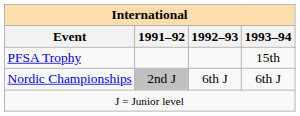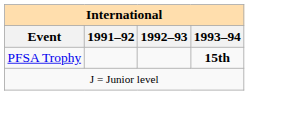(268, 57) normal -> (217, 57) bold
- row: (70, 79)
